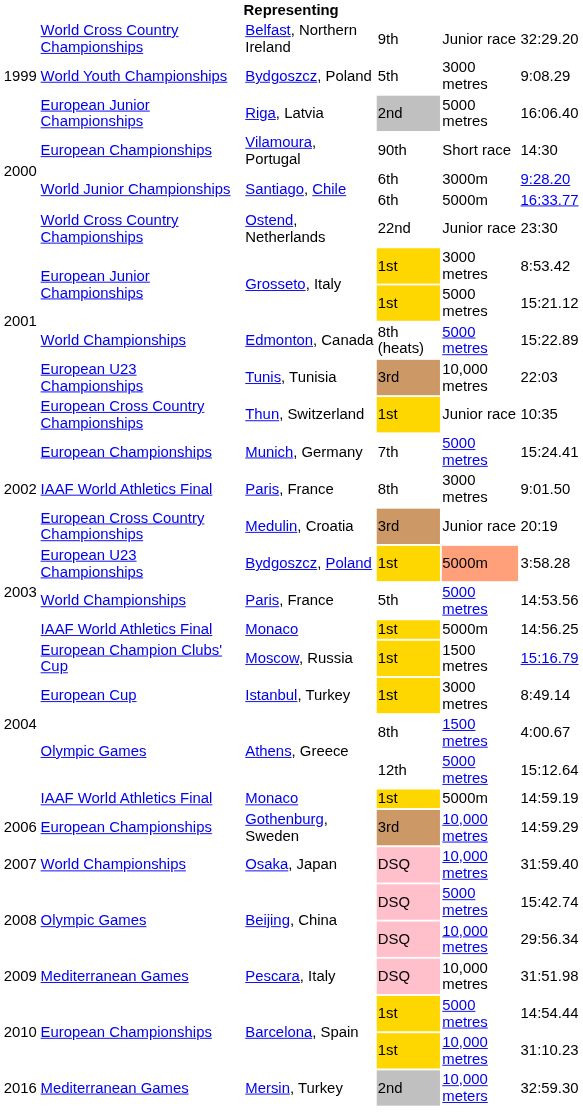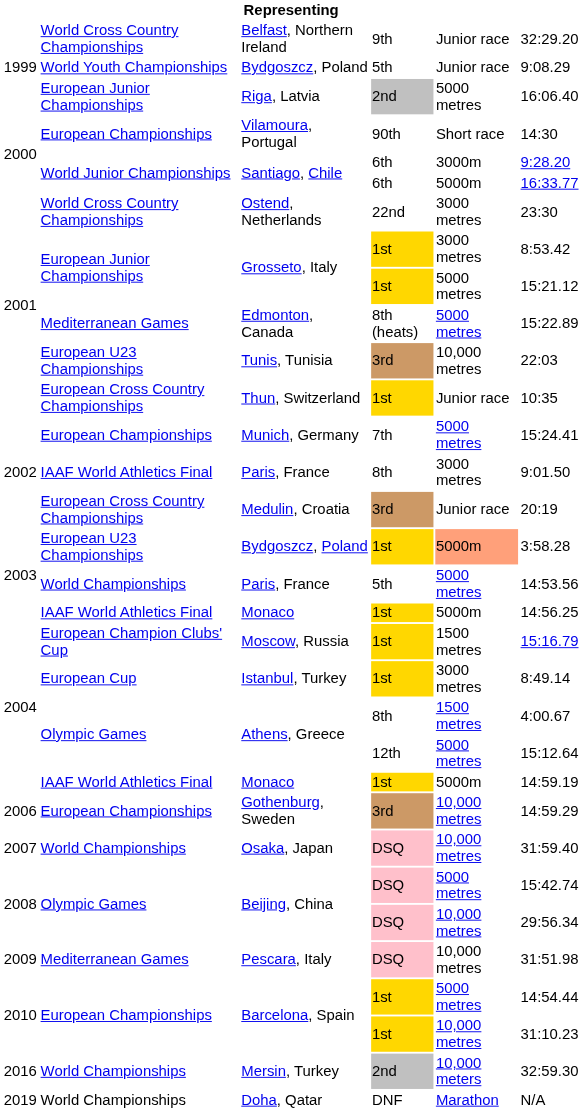(465, 76) 3000 metres -> (473, 67) Junior race
(479, 228) Junior race -> (459, 212) 3000 metres
(113, 340) World Championships -> (115, 323) Mediterranean Games
(115, 1088) Mediterranean Games -> (113, 1071) World Championships
+ row: (282, 1100)
